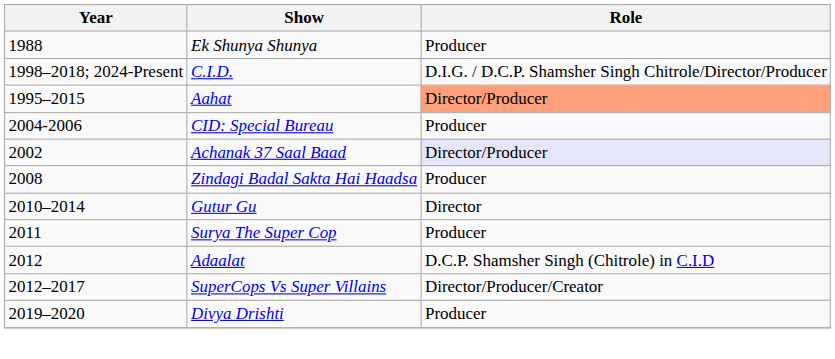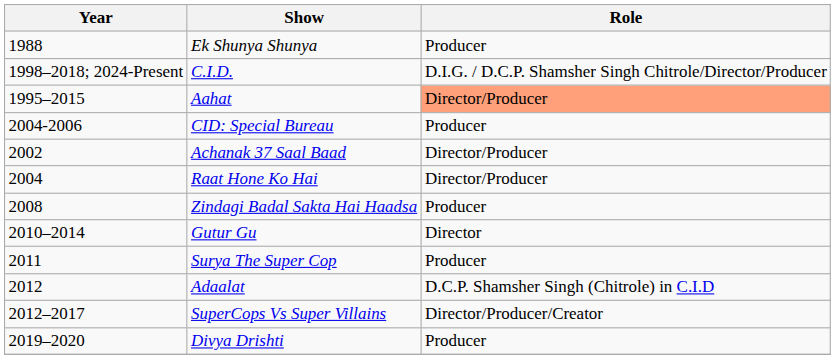(486, 152) lavender background -> (486, 152) no background
+ row: (254, 179)
